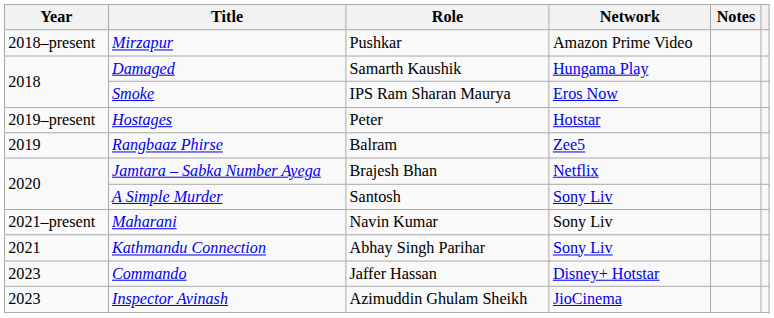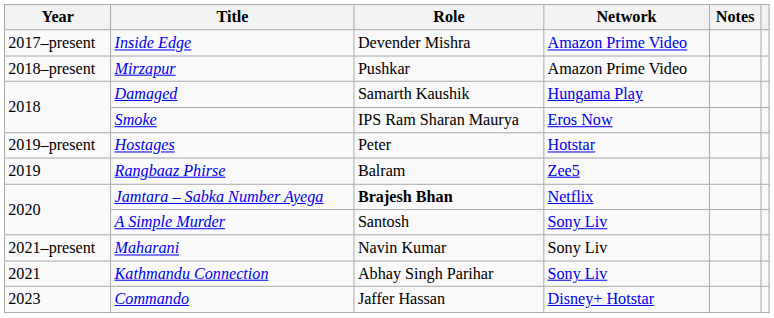+ row: (153, 42)
(393, 171) normal -> (405, 196) bold
- row: (170, 299)
